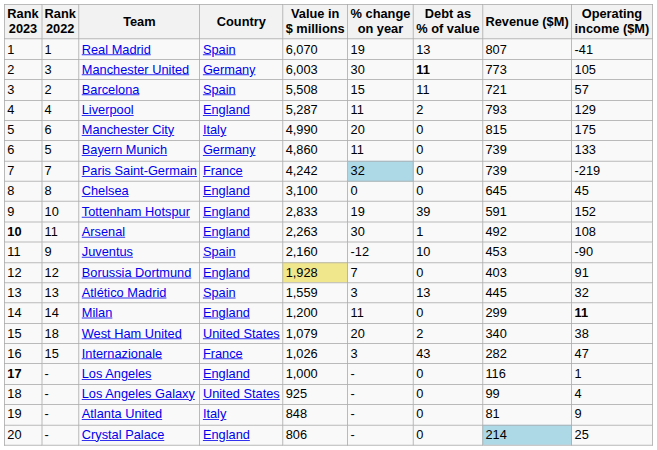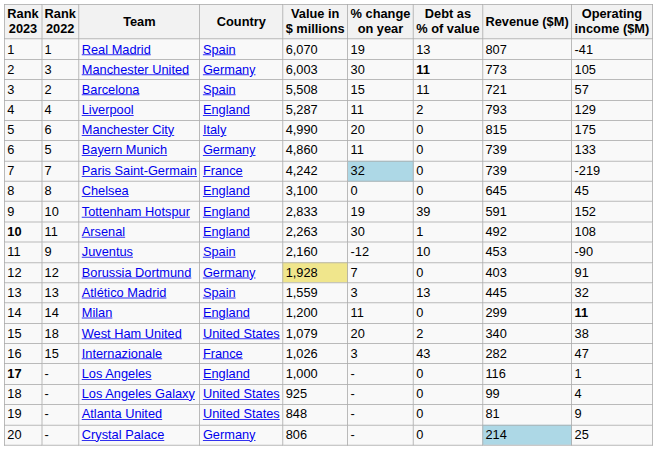(226, 272) England -> (229, 272) Germany
(215, 414) Italy -> (241, 414) United States
(226, 435) England -> (229, 435) Germany
